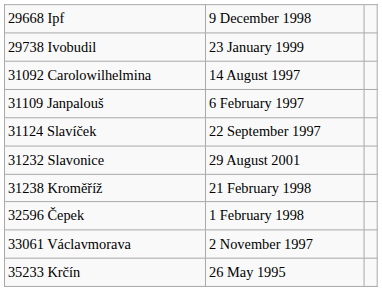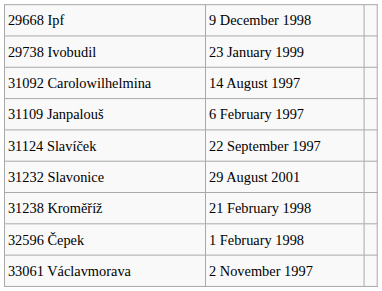- row: (44, 272)
